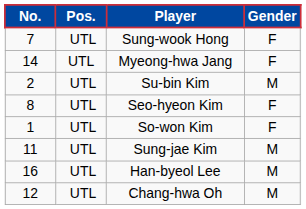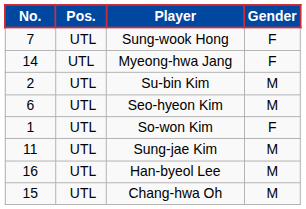(30, 105) 8 -> (30, 105) 6
(272, 105) F -> (272, 105) M
(30, 193) 12 -> (30, 193) 15
